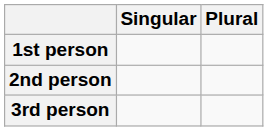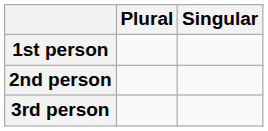columns swapped: (158, 19) <-> (232, 19)
